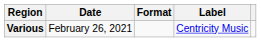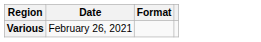- column: (212, 12)
